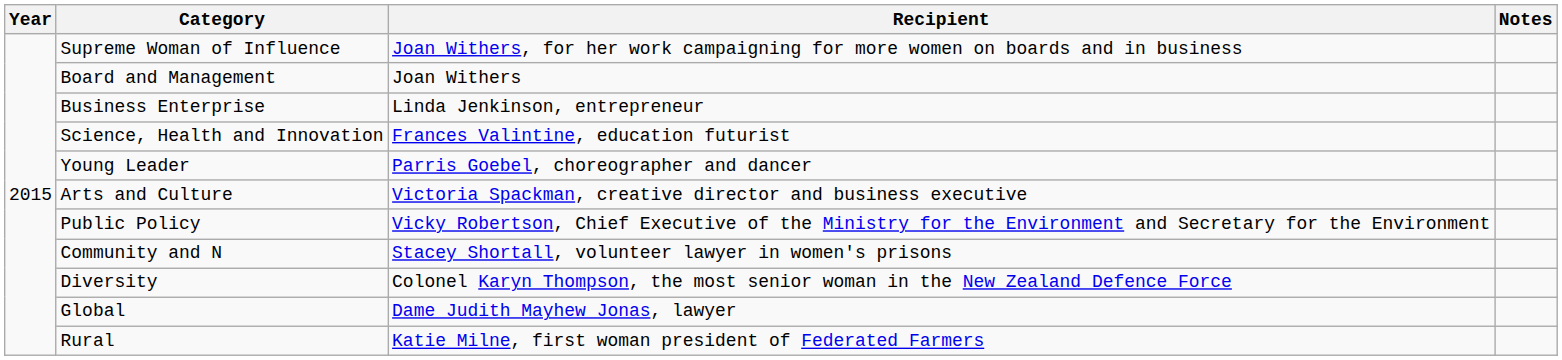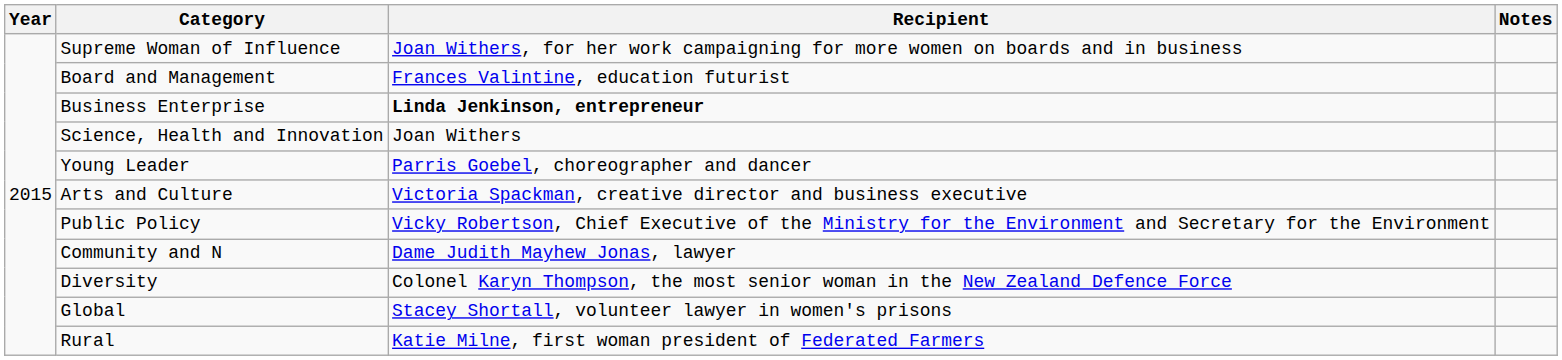(457, 78) Joan Withers -> (591, 78) Frances Valintine, education futurist
(548, 107) normal -> (548, 107) bold
(591, 136) Frances Valintine, education futurist -> (457, 136) Joan Withers
(672, 253) Stacey Shortall, volunteer lawyer in women's prisons -> (564, 253) Dame Judith Mayhew Jonas, lawyer
(564, 312) Dame Judith Mayhew Jonas, lawyer -> (672, 312) Stacey Shortall, volunteer lawyer in women's prisons
